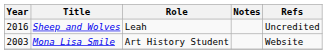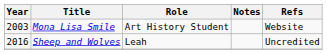rows swapped: (74, 41) <-> (77, 27)
